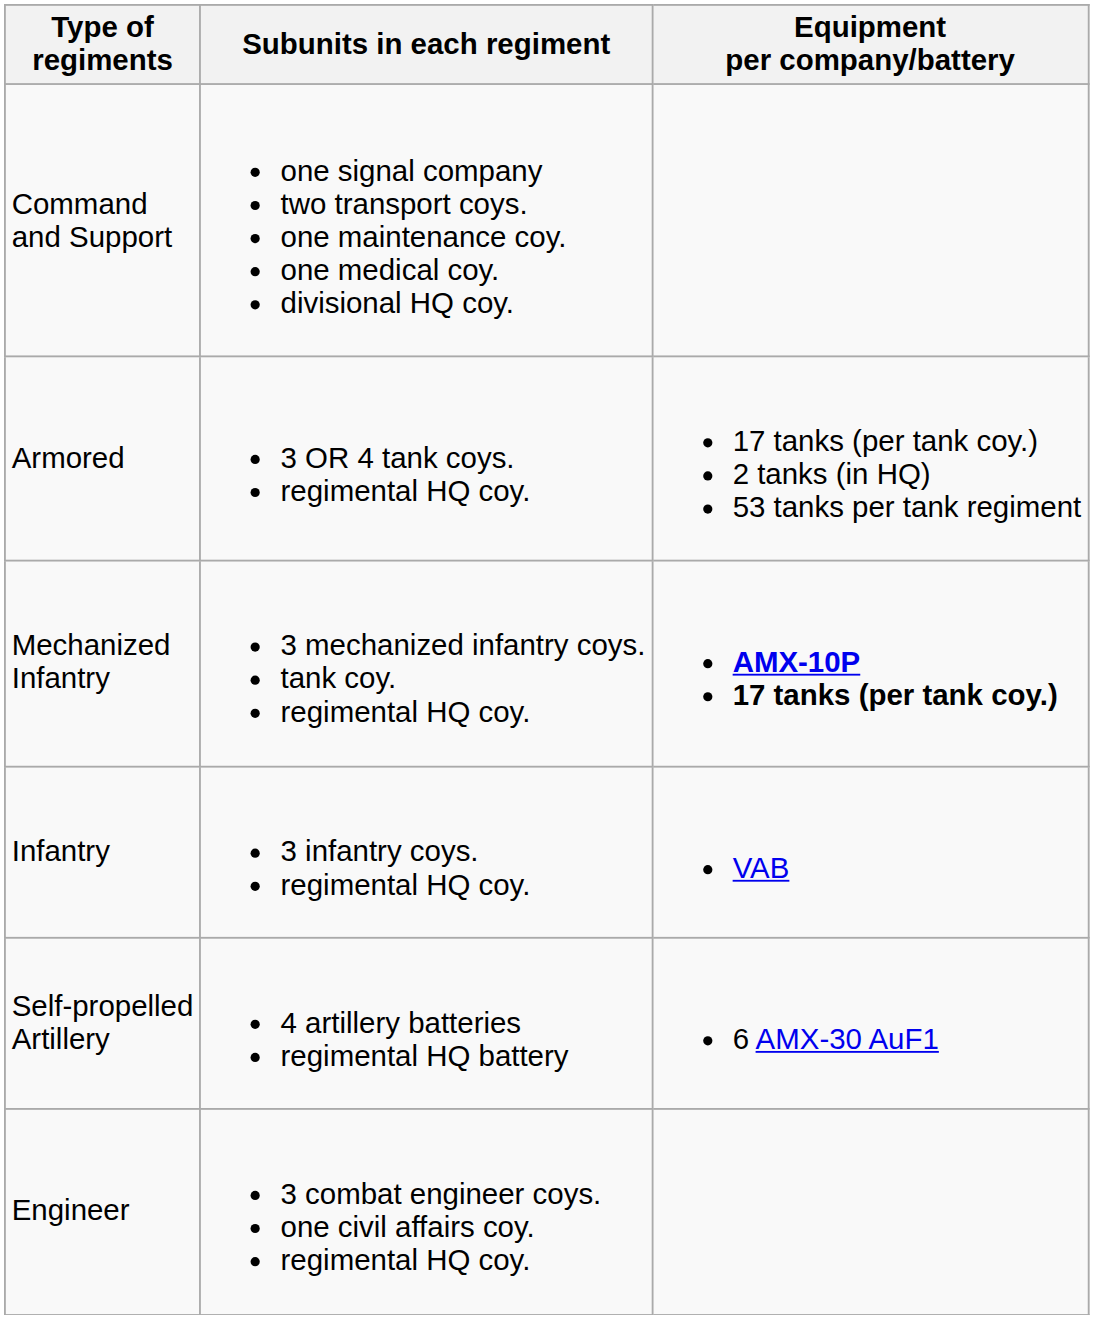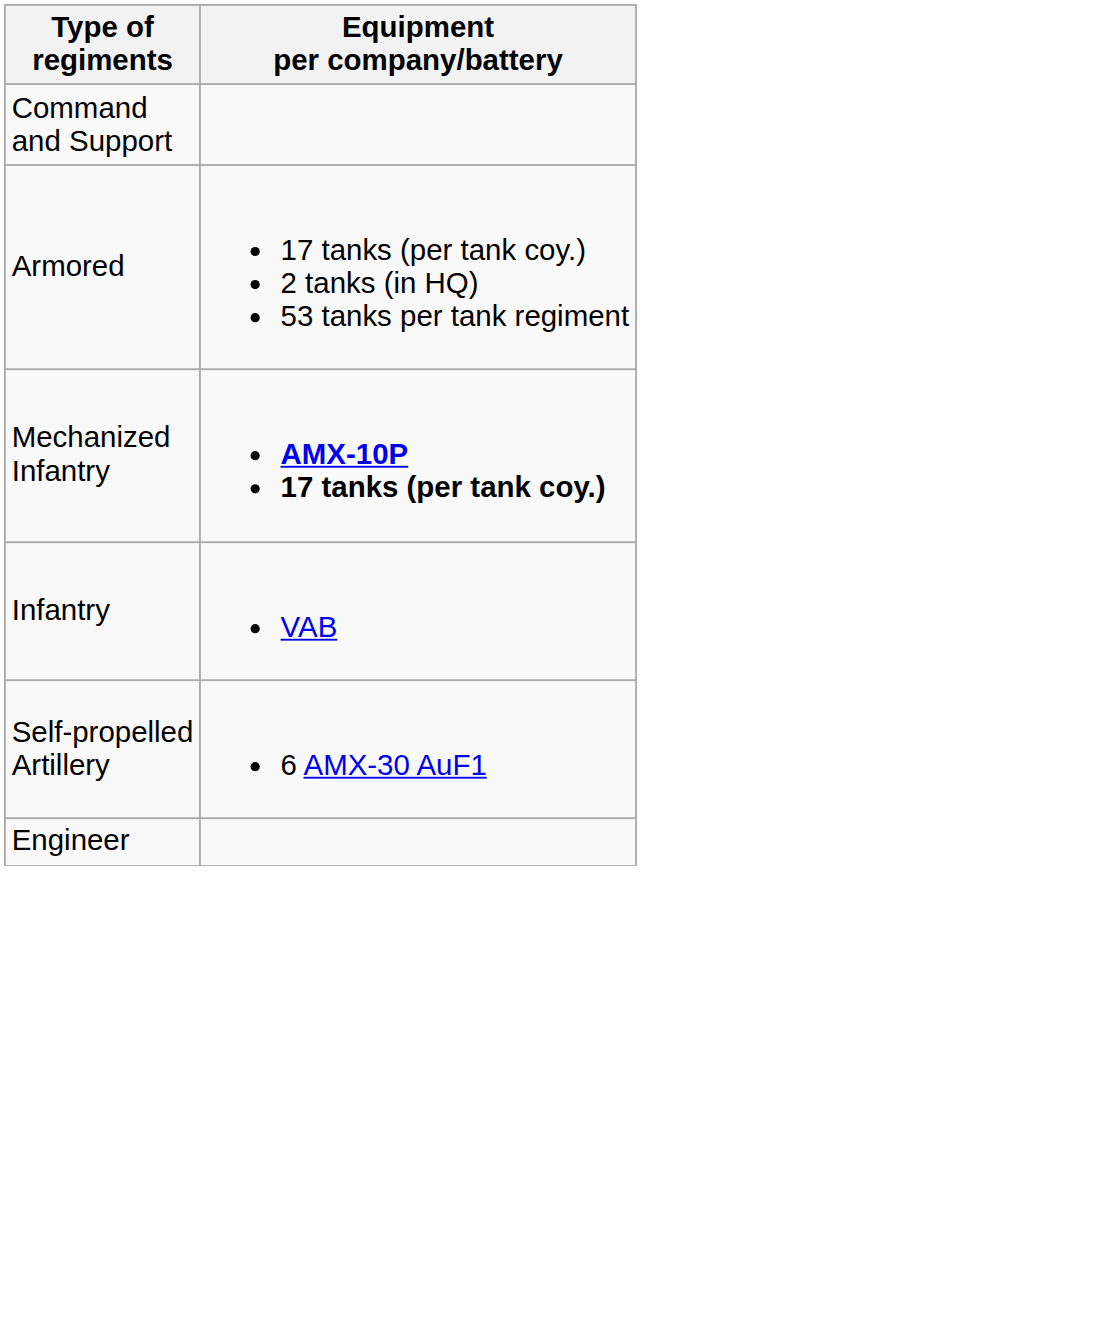- column: (426, 44)
